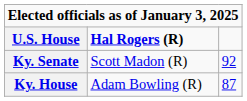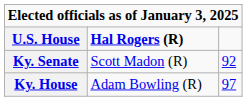(229, 84) 87 -> (229, 84) 97
